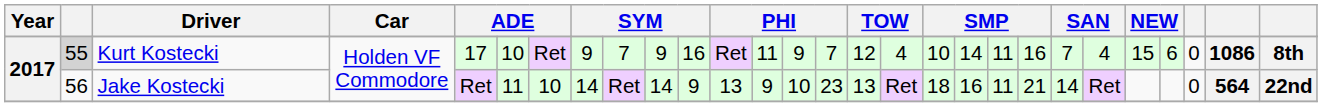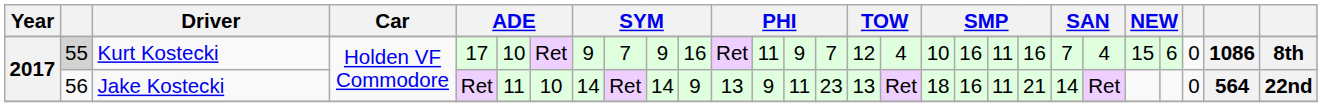(971, 53) 14 -> (971, 53) 16
(799, 85) 10 -> (799, 85) 11
